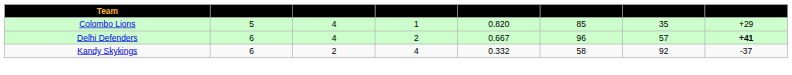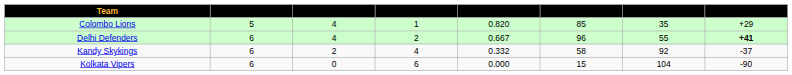(664, 37) 57 -> (664, 37) 55
+ row: (107, 64)
